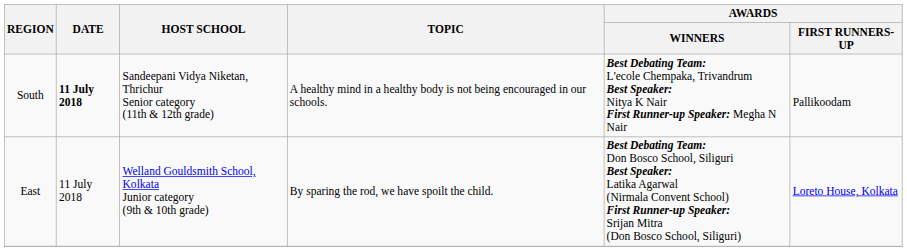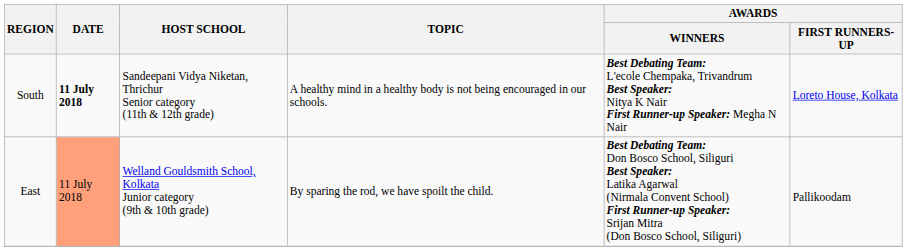(822, 102) Pallikoodam -> (845, 95) Loreto House, Kolkata
(76, 191) no background -> (76, 191) lightsalmon background
(845, 191) Loreto House, Kolkata -> (822, 198) Pallikoodam
